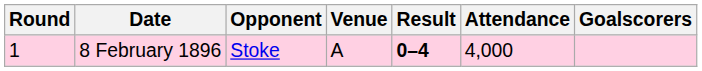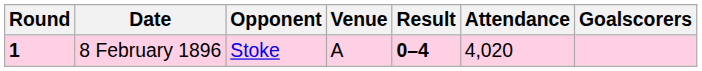(14, 50) normal -> (14, 50) bold
(489, 50) 4,000 -> (489, 50) 4,020
